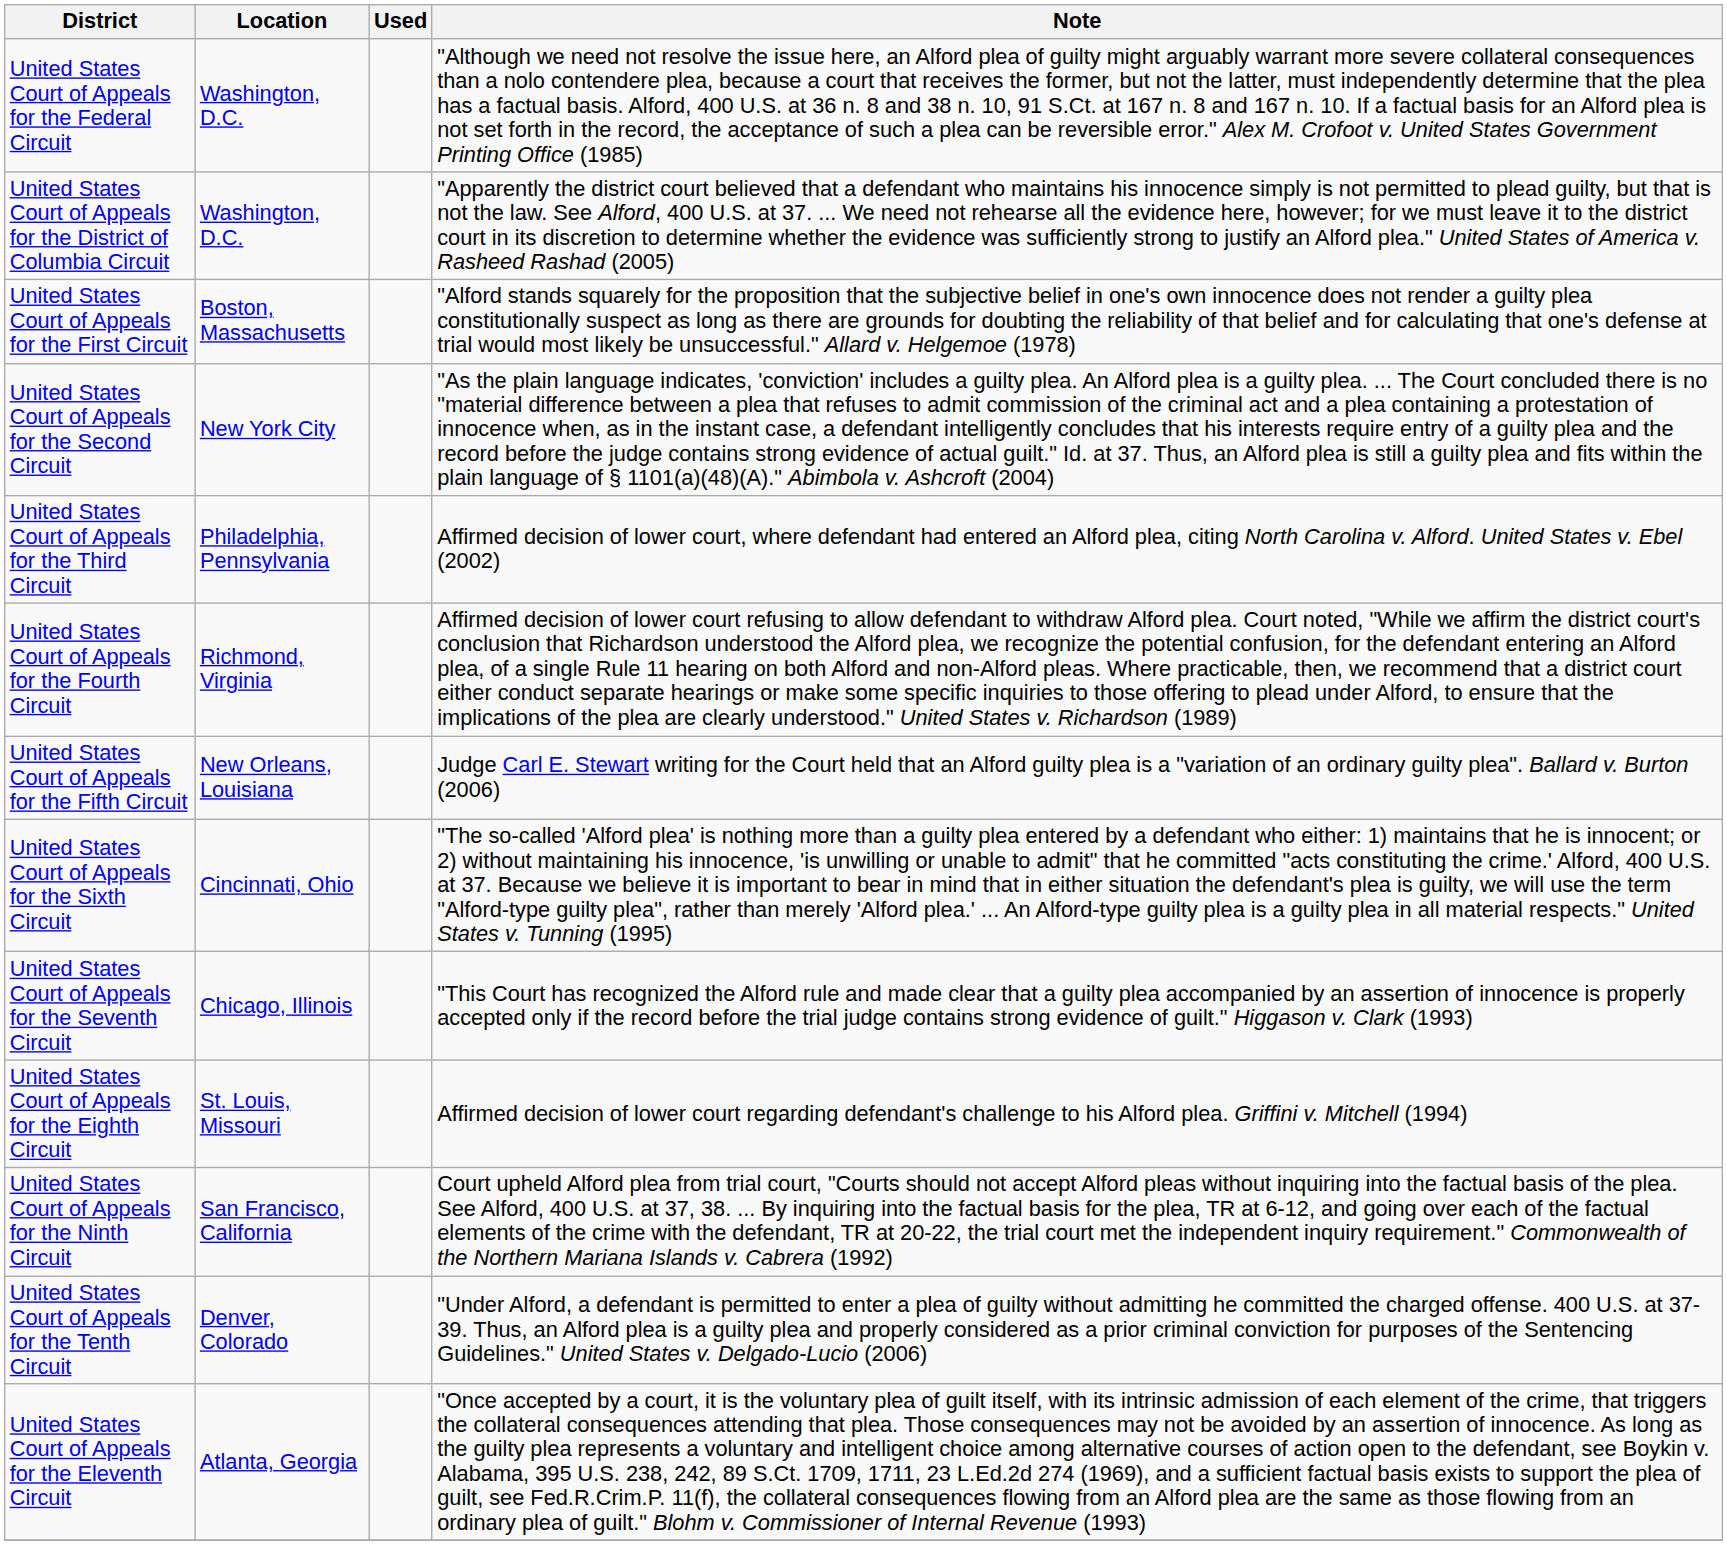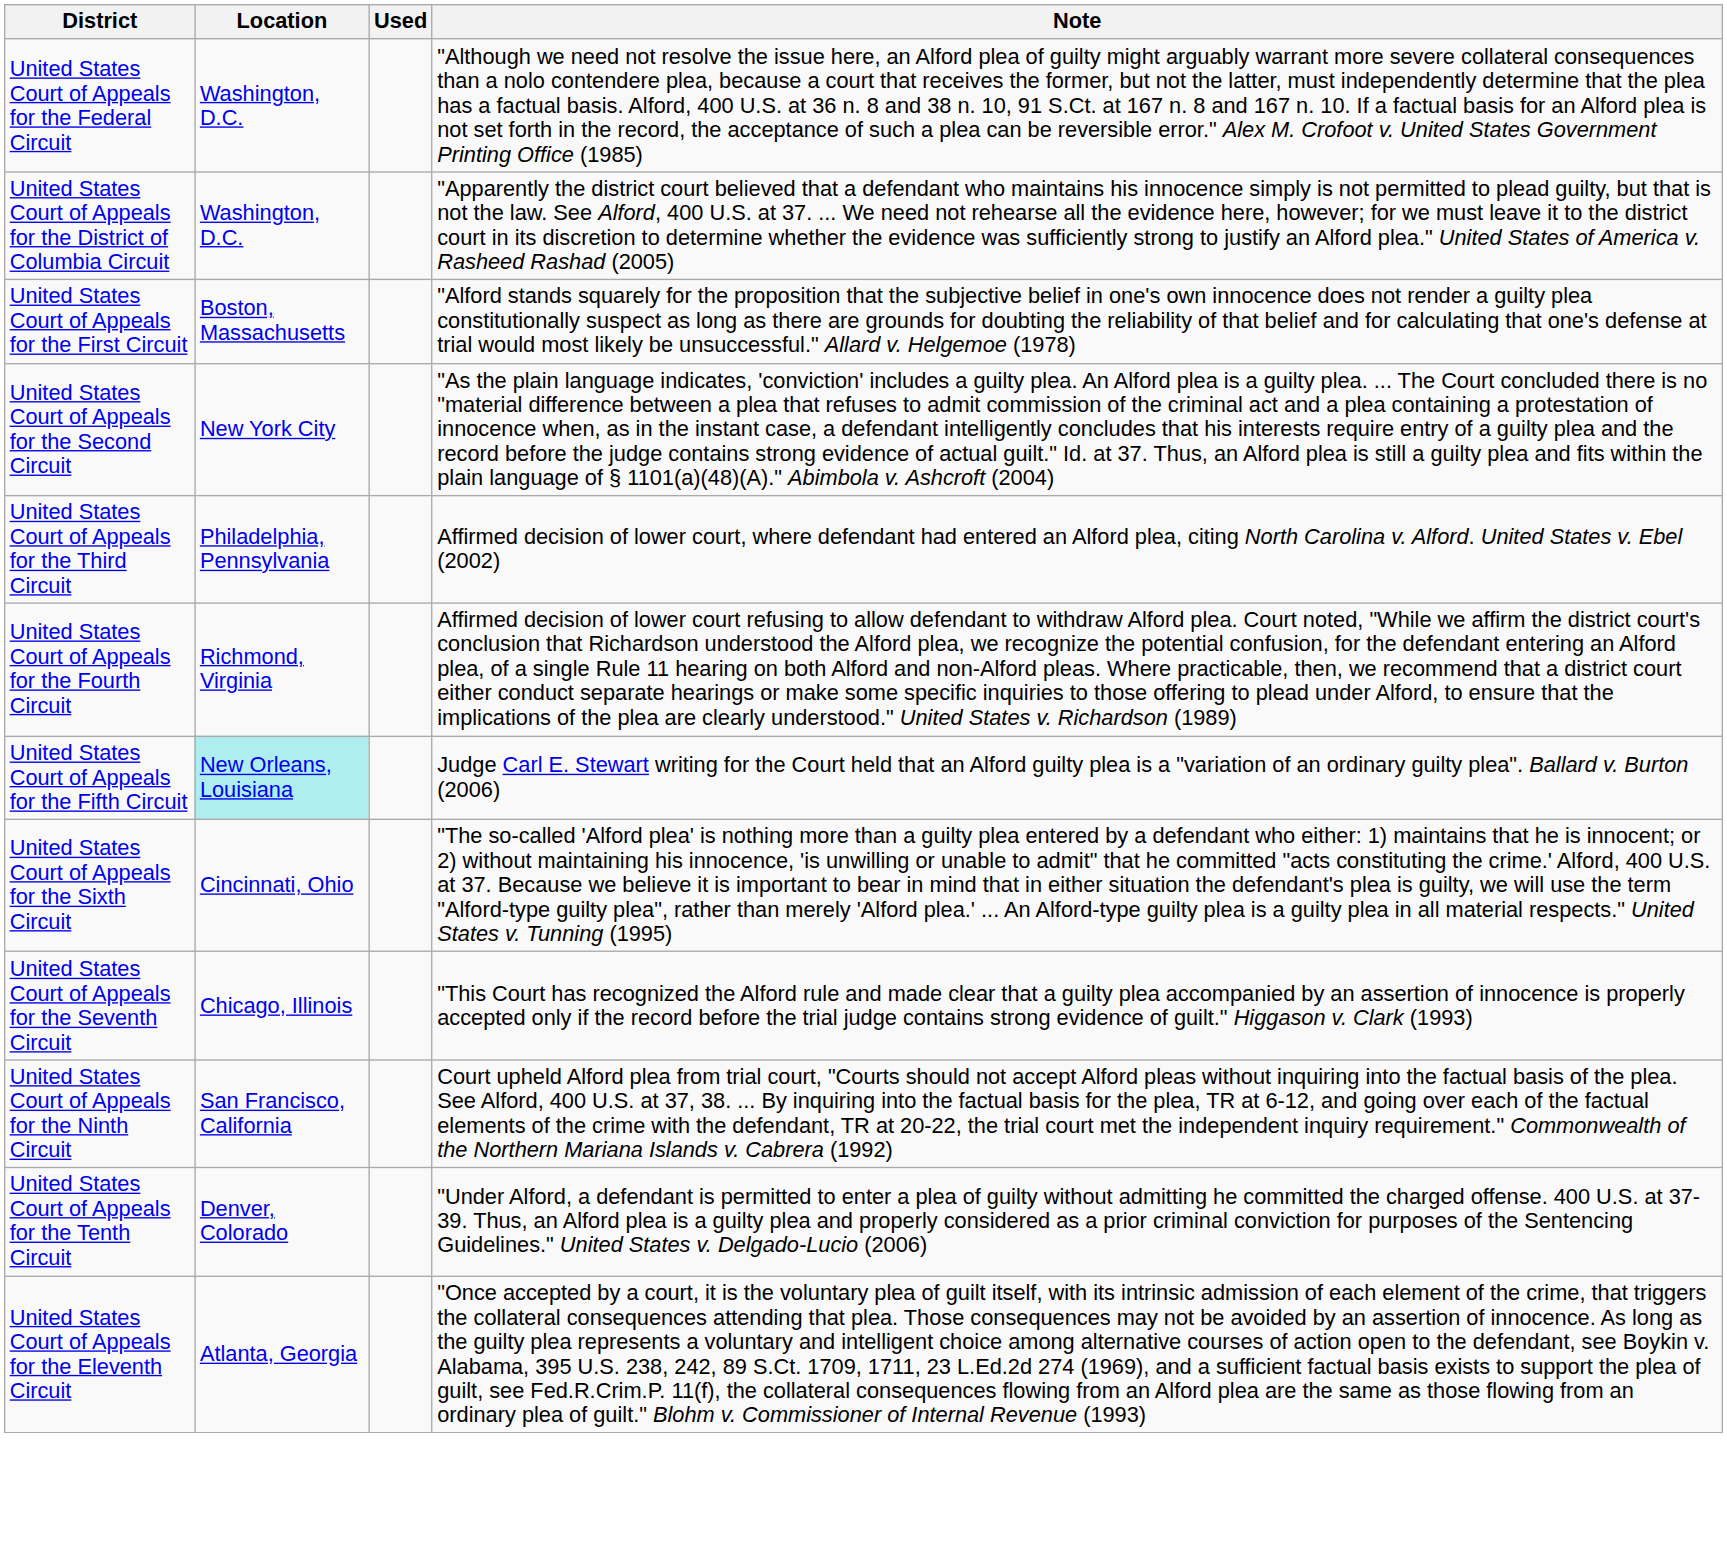(266, 777) no background -> (266, 777) paleturquoise background
- row: (90, 1113)
